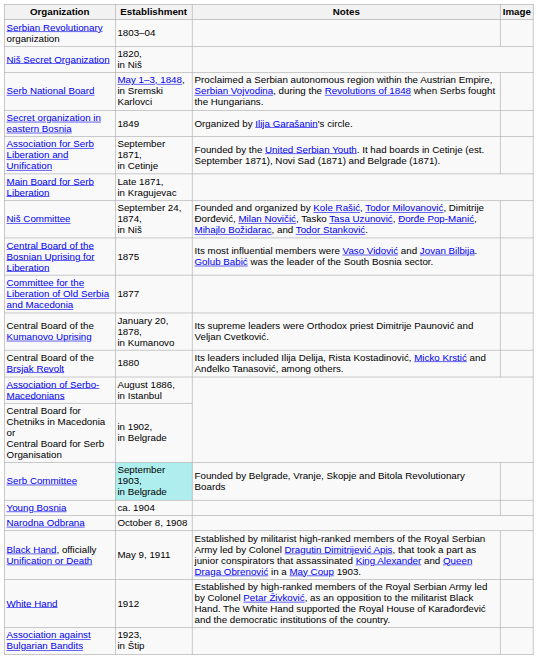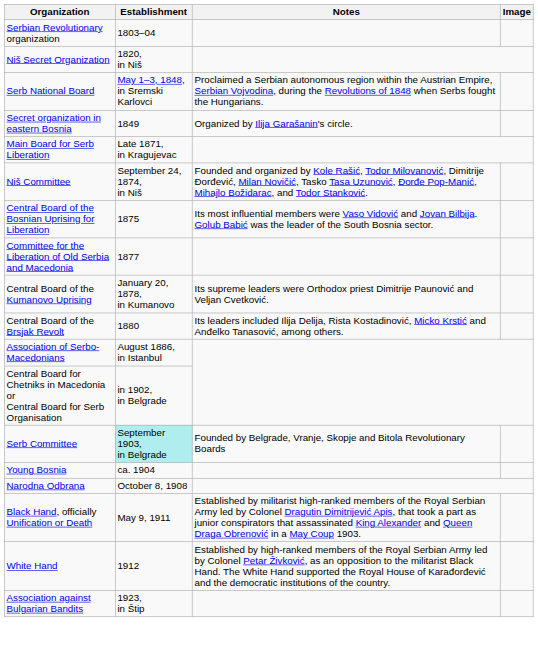- row: (50, 155)
